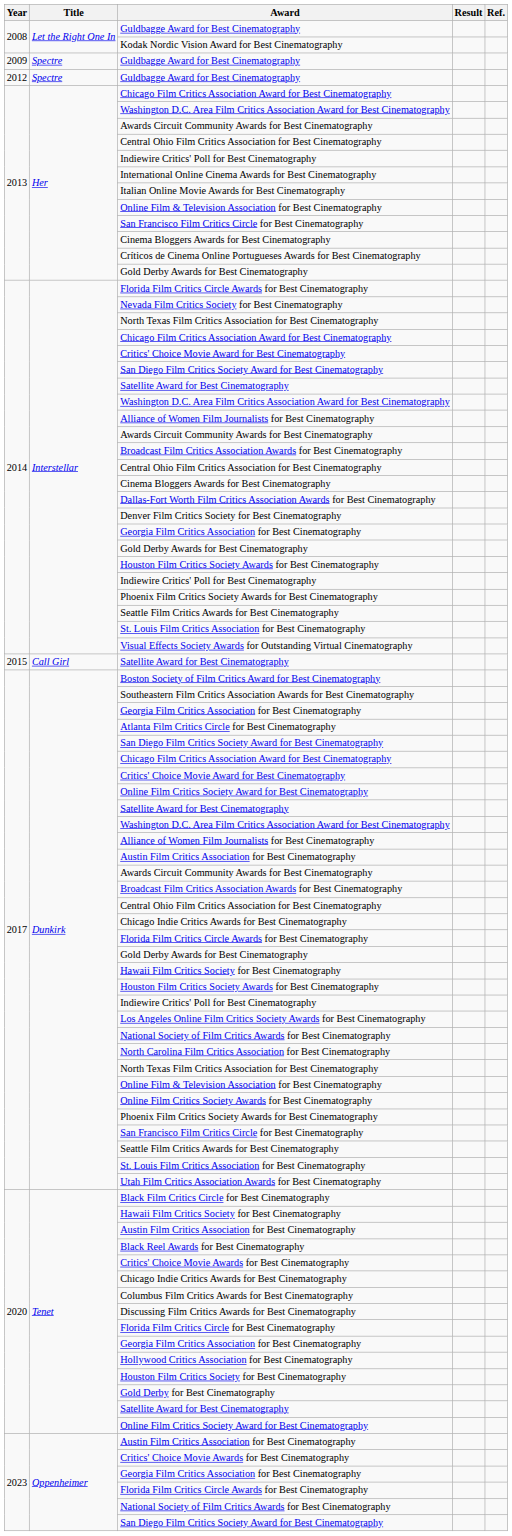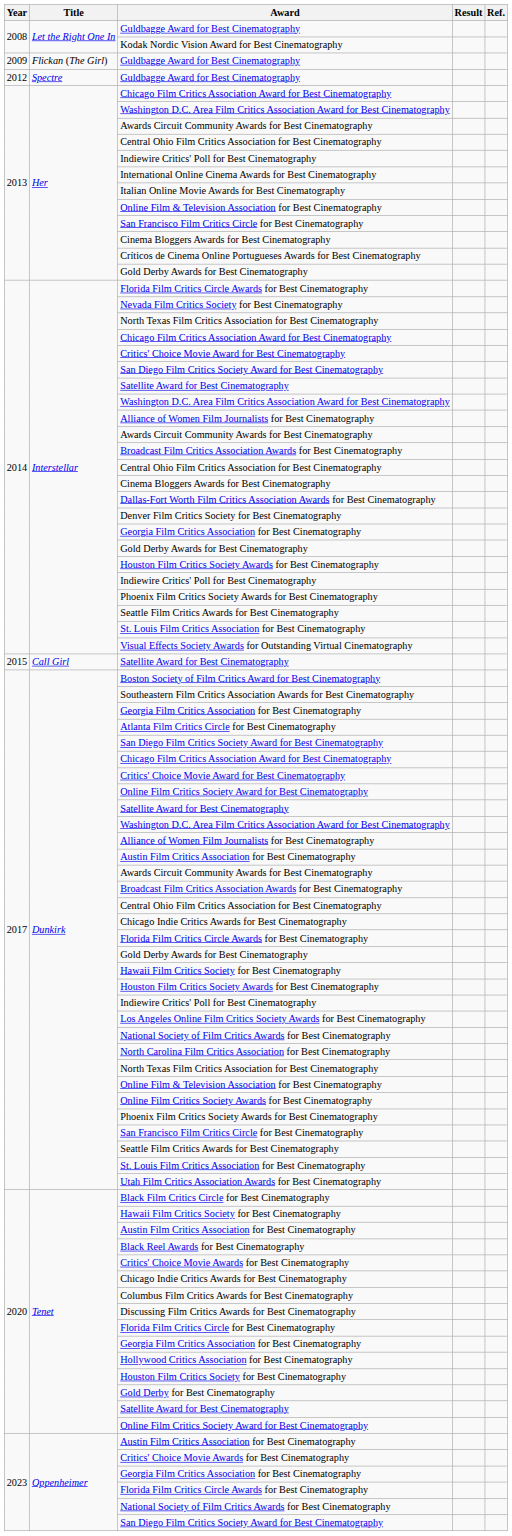(47, 61) Spectre -> (70, 61) Flickan (The Girl)
